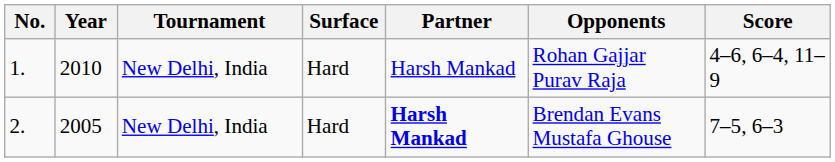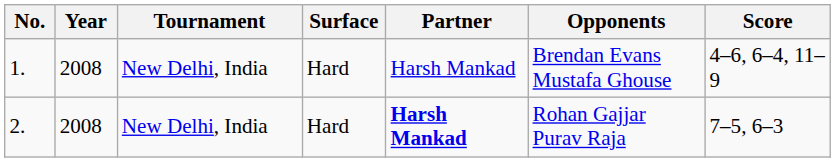(81, 67) 2010 -> (81, 67) 2008
(589, 67) Rohan Gajjar Purav Raja -> (602, 67) Brendan Evans Mustafa Ghouse
(81, 126) 2005 -> (81, 126) 2008
(602, 126) Brendan Evans Mustafa Ghouse -> (589, 126) Rohan Gajjar Purav Raja
